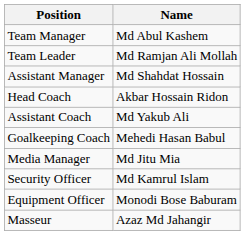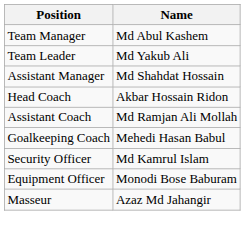(177, 55) Md Ramjan Ali Mollah -> (152, 55) Md Yakub Ali
(152, 117) Md Yakub Ali -> (177, 117) Md Ramjan Ali Mollah
- row: (49, 158)
